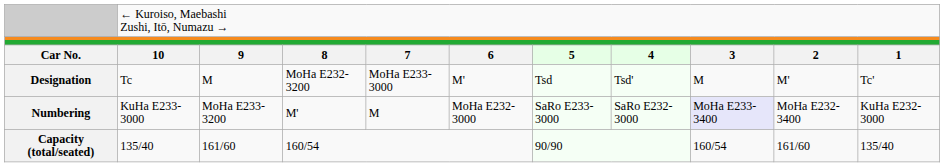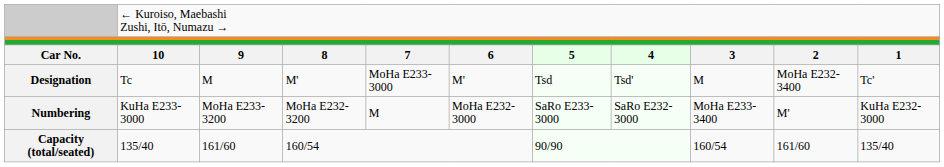(317, 80) MoHa E232-3200 -> (292, 80) M'
(783, 80) M' -> (808, 80) MoHa E232-3400
(292, 113) M' -> (317, 113) MoHa E232-3200
(725, 113) lavender background -> (725, 113) no background
(808, 113) MoHa E232-3400 -> (783, 113) M'
